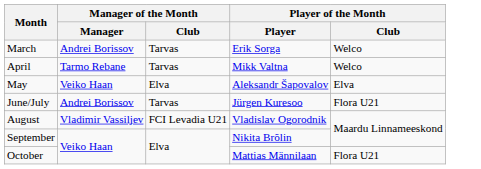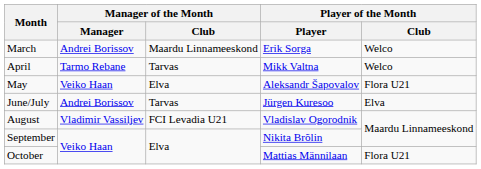(163, 48) Tarvas -> (203, 48) Maardu Linnameeskond
(344, 84) Elva -> (387, 84) Flora U21
(356, 102) Flora U21 -> (375, 102) Elva
